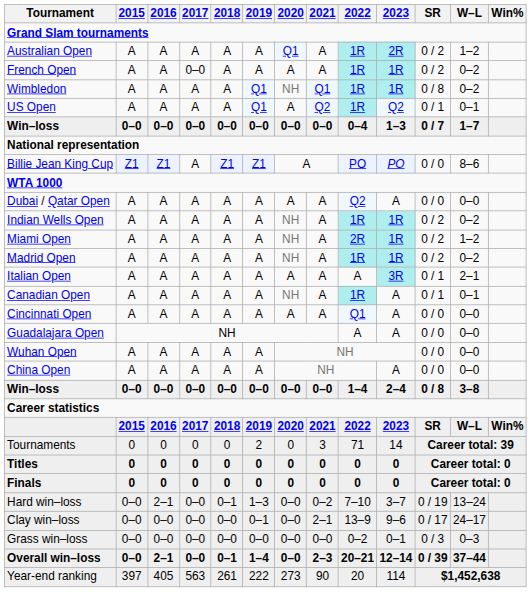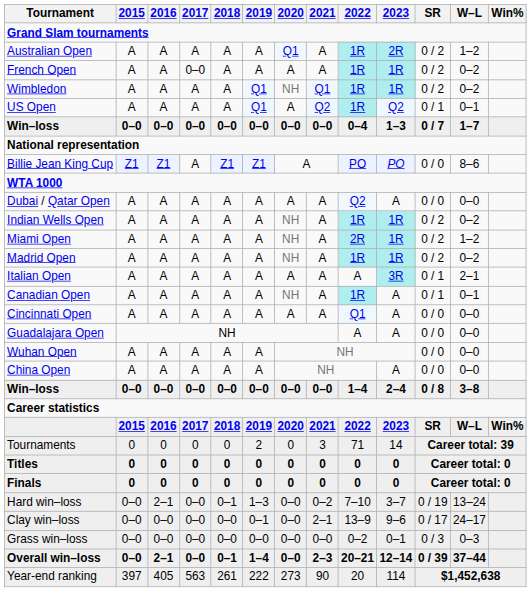(433, 88) 0 / 8 -> (433, 88) 0 / 2
